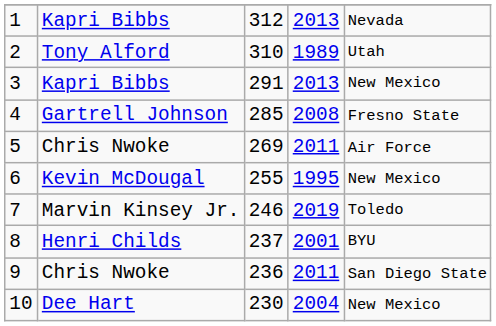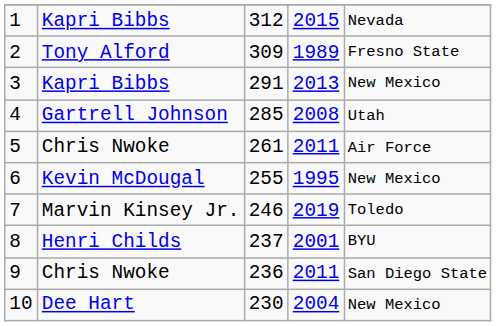(316, 21) 2013 -> (316, 21) 2015
(266, 52) 310 -> (266, 52) 309
(366, 52) Utah -> (403, 52) Fresno State
(403, 115) Fresno State -> (366, 115) Utah
(266, 147) 269 -> (266, 147) 261
